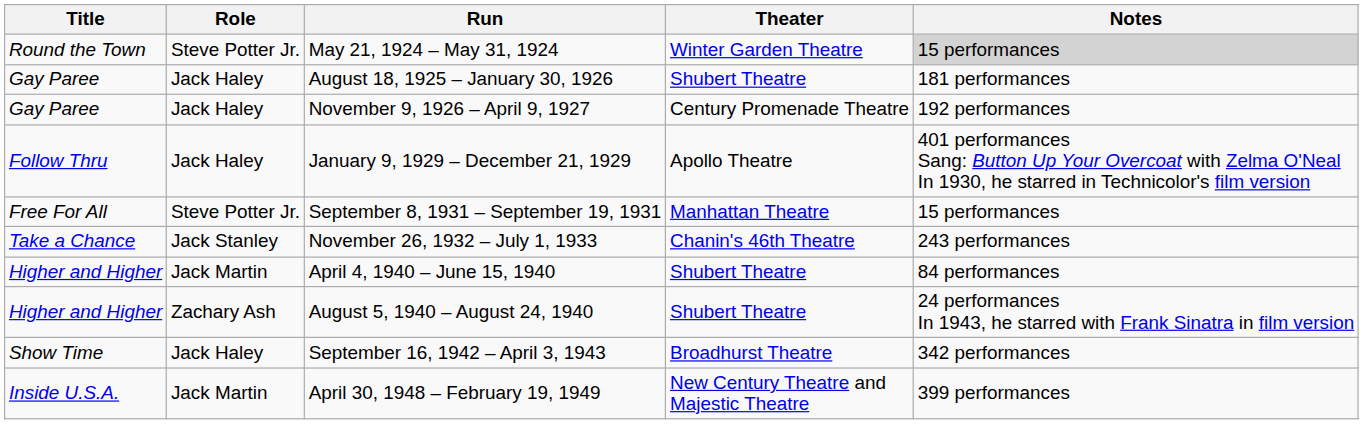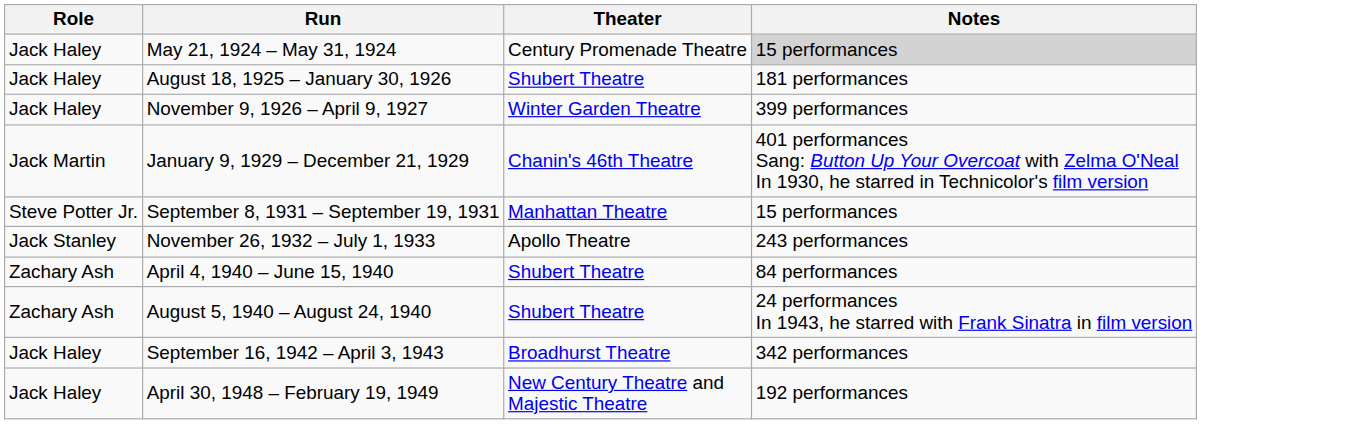- column: (86, 19)
(235, 49) Steve Potter Jr. -> (55, 49) Jack Haley
(766, 49) Winter Garden Theatre -> (628, 49) Century Promenade Theatre
(790, 109) Century Promenade Theatre -> (604, 109) Winter Garden Theatre
(994, 109) 192 performances -> (832, 109) 399 performances
(217, 160) Jack Haley -> (57, 160) Jack Martin
(731, 160) Apollo Theatre -> (601, 160) Chanin's 46th Theatre
(762, 241) Chanin's 46th Theatre -> (569, 241) Apollo Theatre
(219, 271) Jack Martin -> (61, 271) Zachary Ash
(219, 393) Jack Martin -> (55, 393) Jack Haley
(994, 393) 399 performances -> (832, 393) 192 performances
